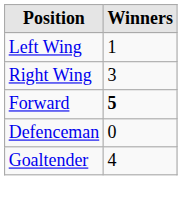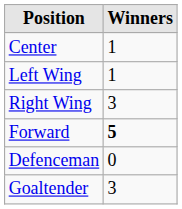+ row: (33, 47)
(112, 160) 4 -> (112, 189) 3
